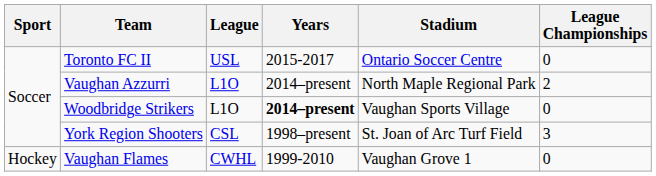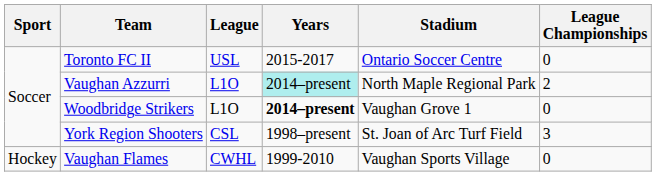(308, 84) no background -> (308, 84) paleturquoise background
(436, 109) Vaughan Sports Village -> (417, 109) Vaughan Grove 1
(417, 158) Vaughan Grove 1 -> (436, 158) Vaughan Sports Village
